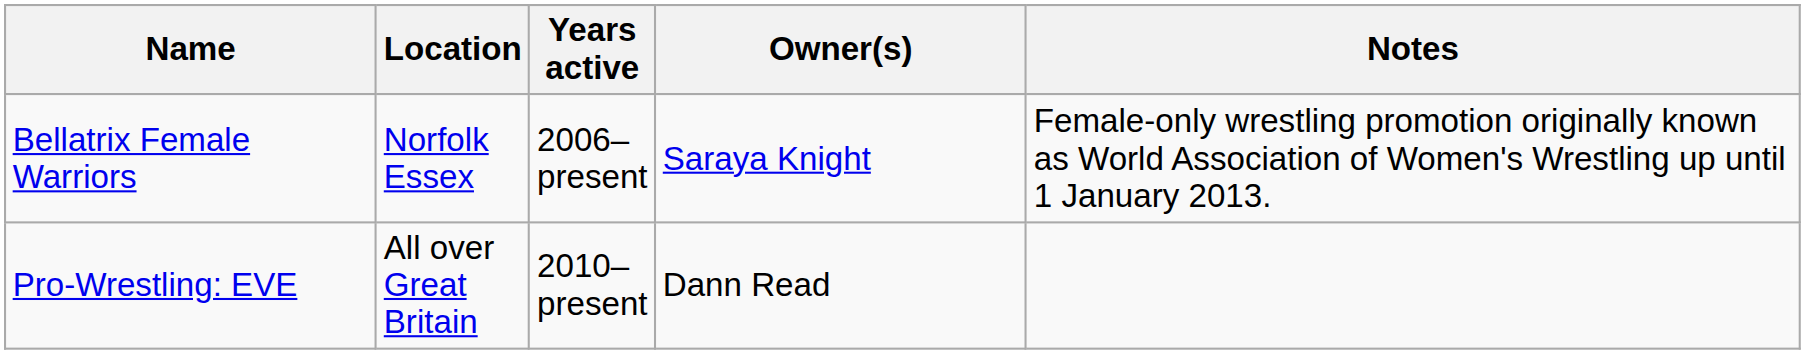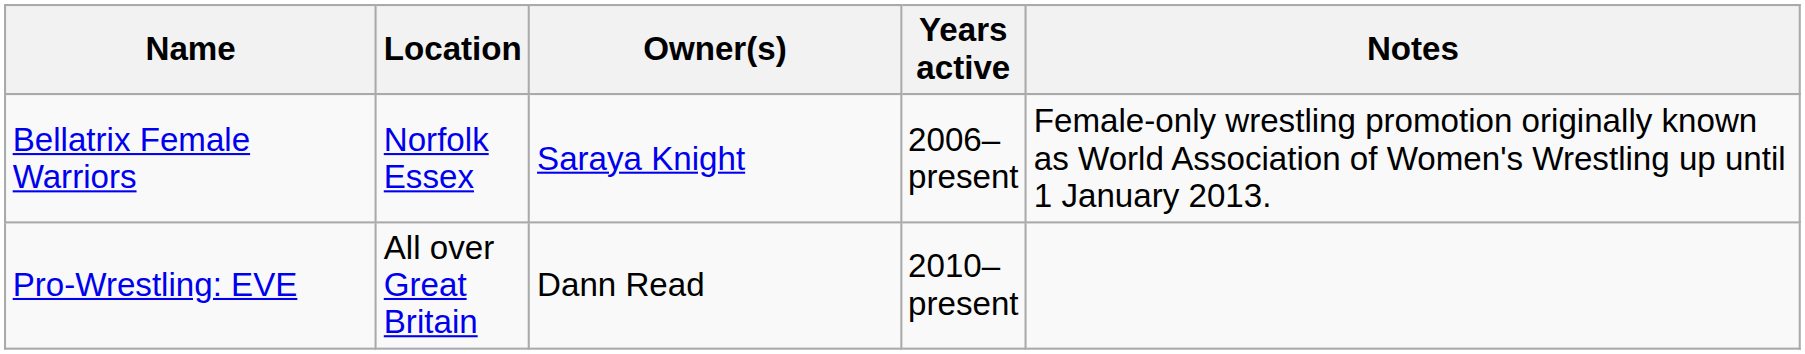columns swapped: (841, 49) <-> (592, 49)
